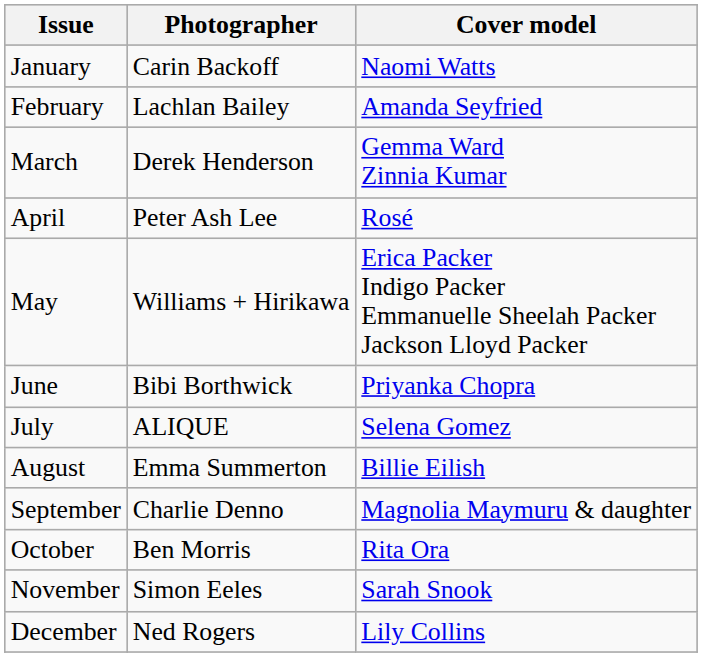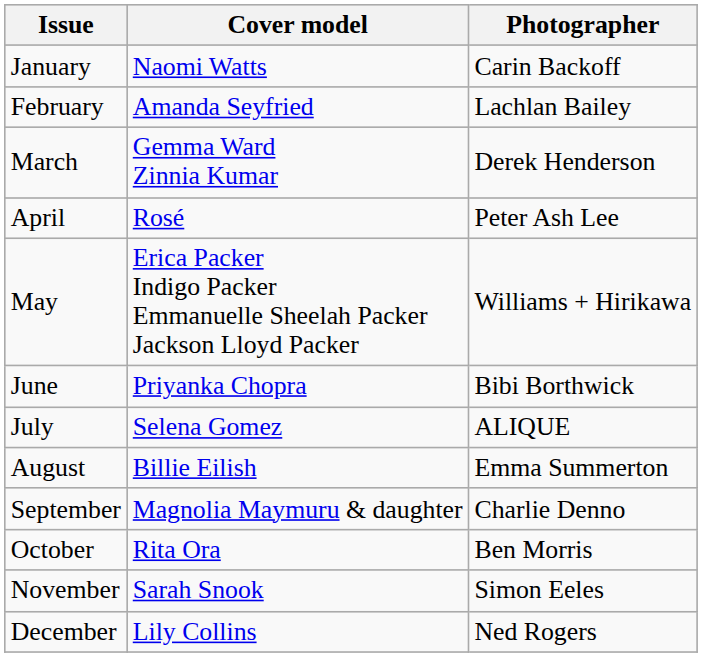columns swapped: (526, 24) <-> (241, 24)
